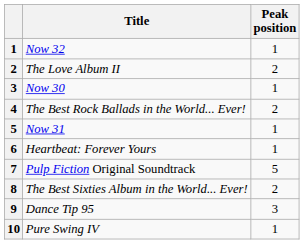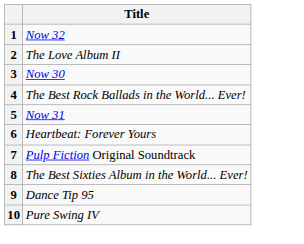- column: (275, 21)
